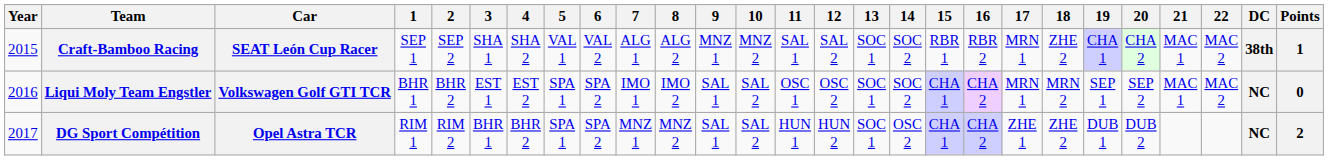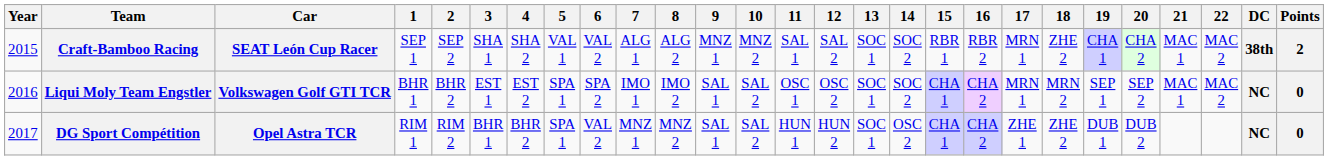(1300, 49) 1 -> (1300, 49) 2
(598, 133) SPA 2 -> (598, 133) VAL 2
(1300, 133) 2 -> (1300, 133) 0
